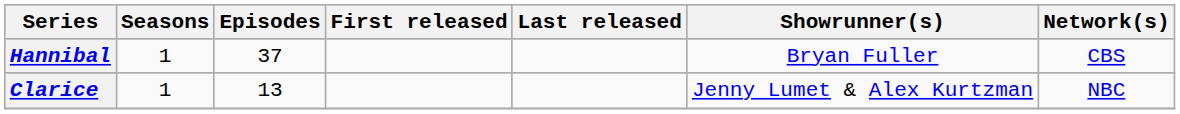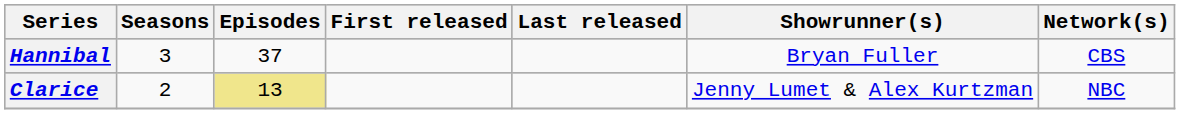(165, 56) 1 -> (165, 56) 3
(165, 91) 1 -> (165, 91) 2
(270, 91) no background -> (270, 91) khaki background
